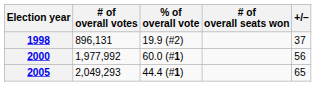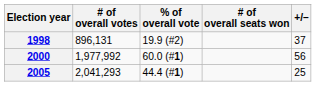(98, 72) 2,049,293 -> (98, 72) 2,041,293
(300, 72) 65 -> (300, 72) 25
